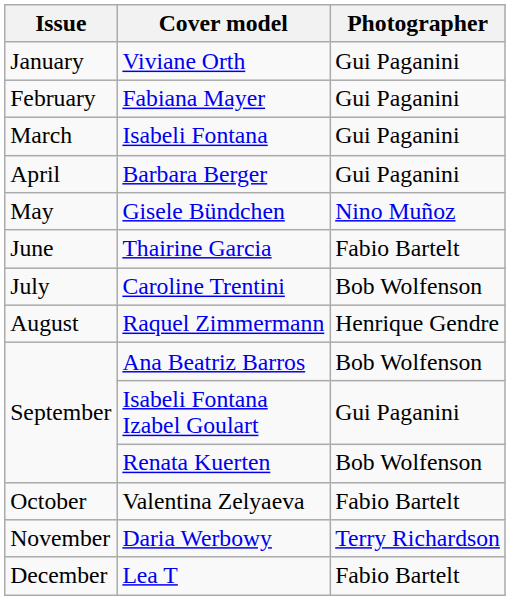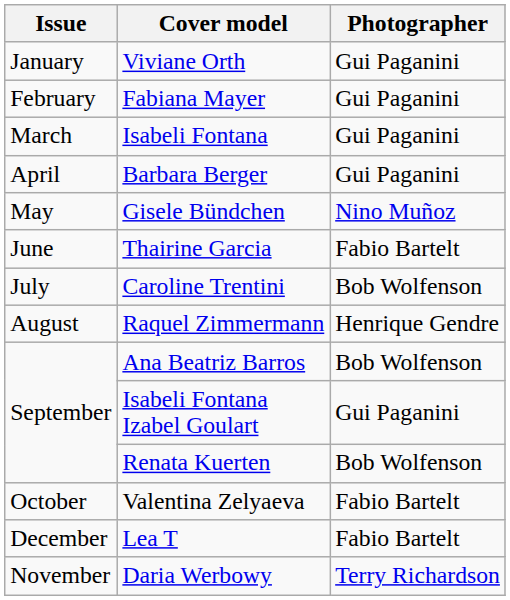rows swapped: (197, 538) <-> (150, 575)
